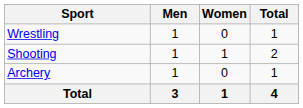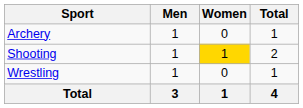rows swapped: (29, 73) <-> (33, 34)
(224, 53) no background -> (224, 53) gold background
